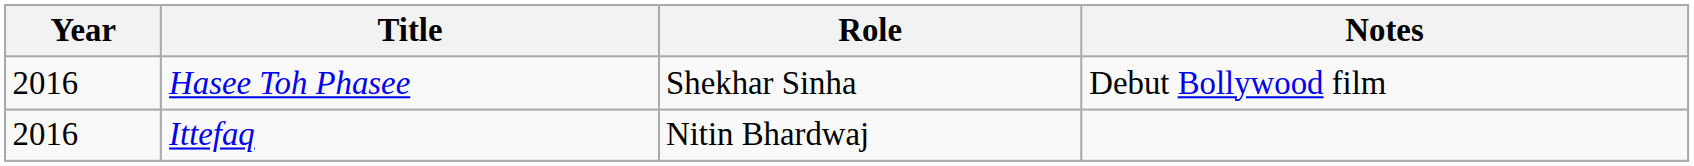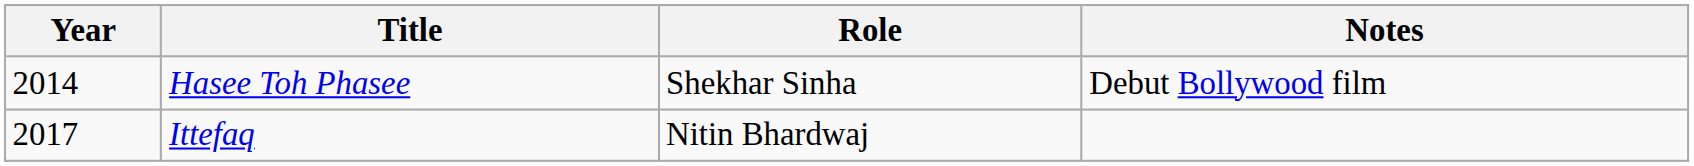(45, 82) 2016 -> (45, 82) 2014
(45, 134) 2016 -> (45, 134) 2017
